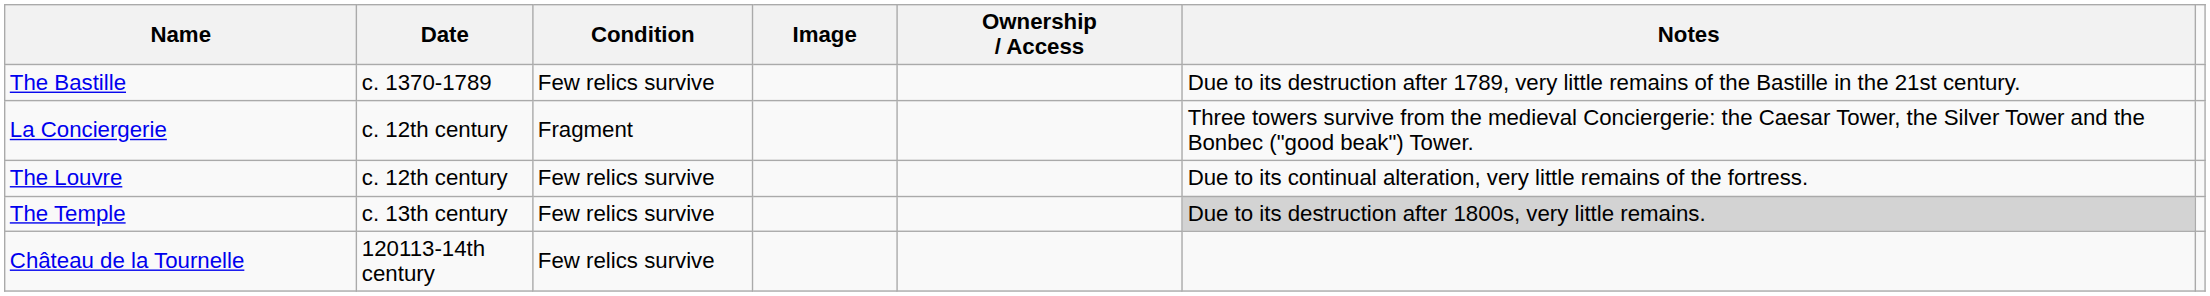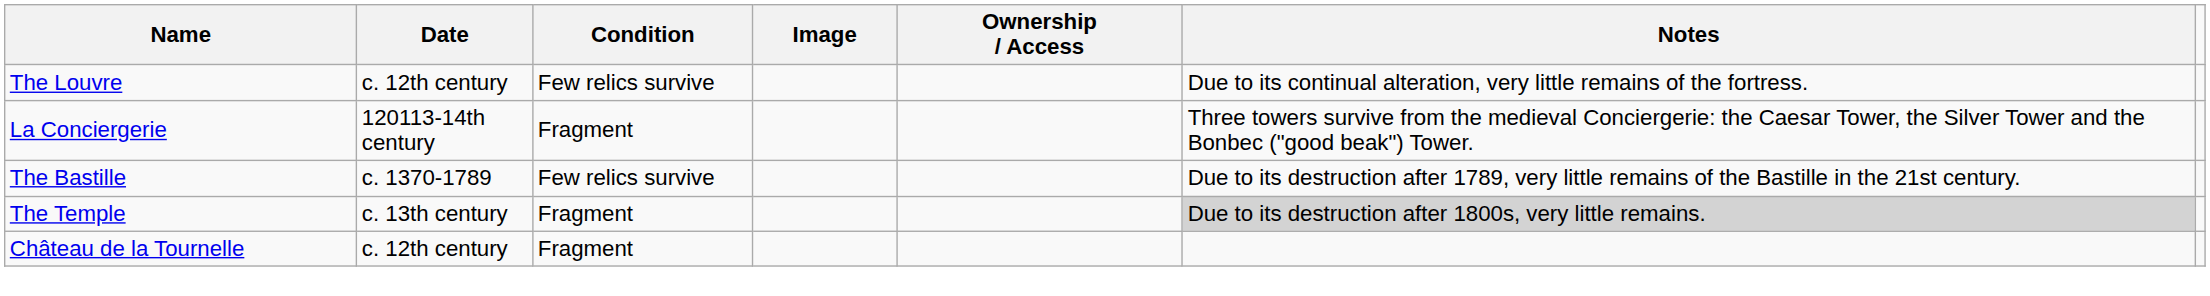rows swapped: (68, 82) <-> (66, 177)
(435, 130) c. 12th century -> (423, 130) 120113-14th century
(626, 213) Few relics survive -> (585, 213) Fragment
(423, 261) 120113-14th century -> (435, 248) c. 12th century
(626, 261) Few relics survive -> (585, 248) Fragment
